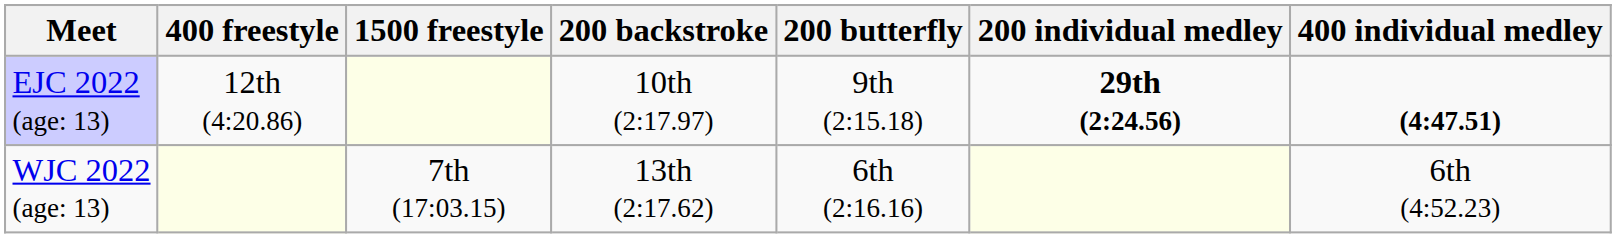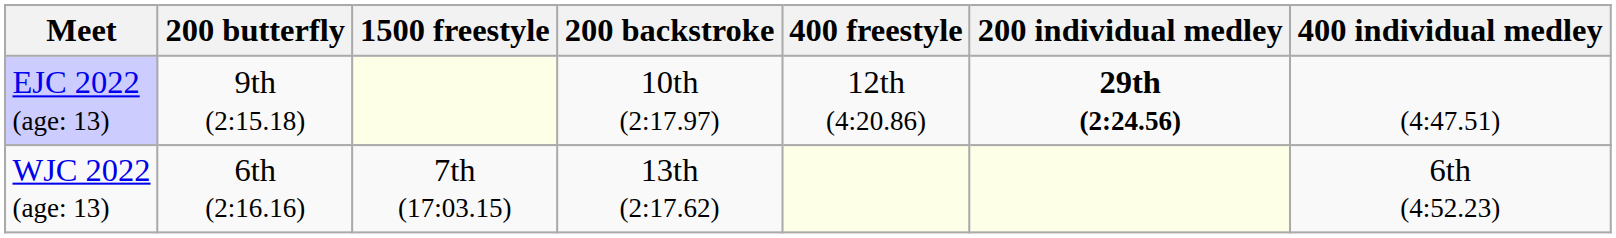columns swapped: (252, 30) <-> (873, 30)
(1450, 118) bold -> (1450, 120) normal
